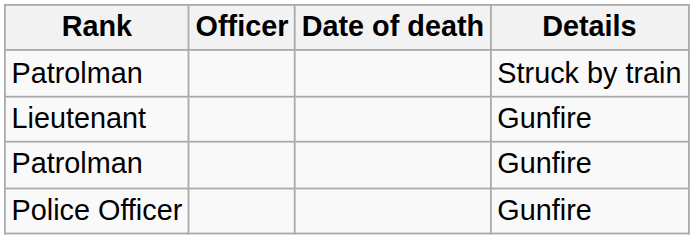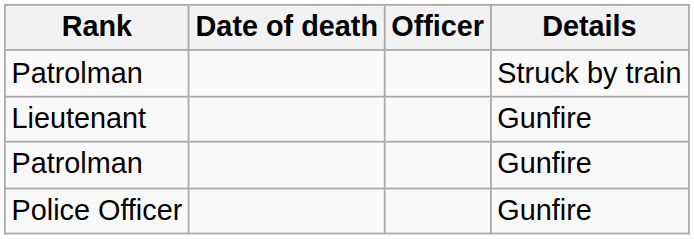columns swapped: (242, 27) <-> (393, 27)
